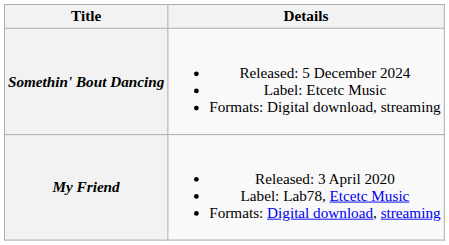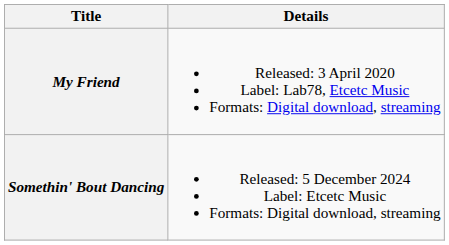rows swapped: (86, 187) <-> (86, 81)
